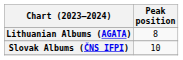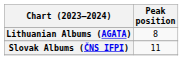(156, 48) 10 -> (156, 48) 11
